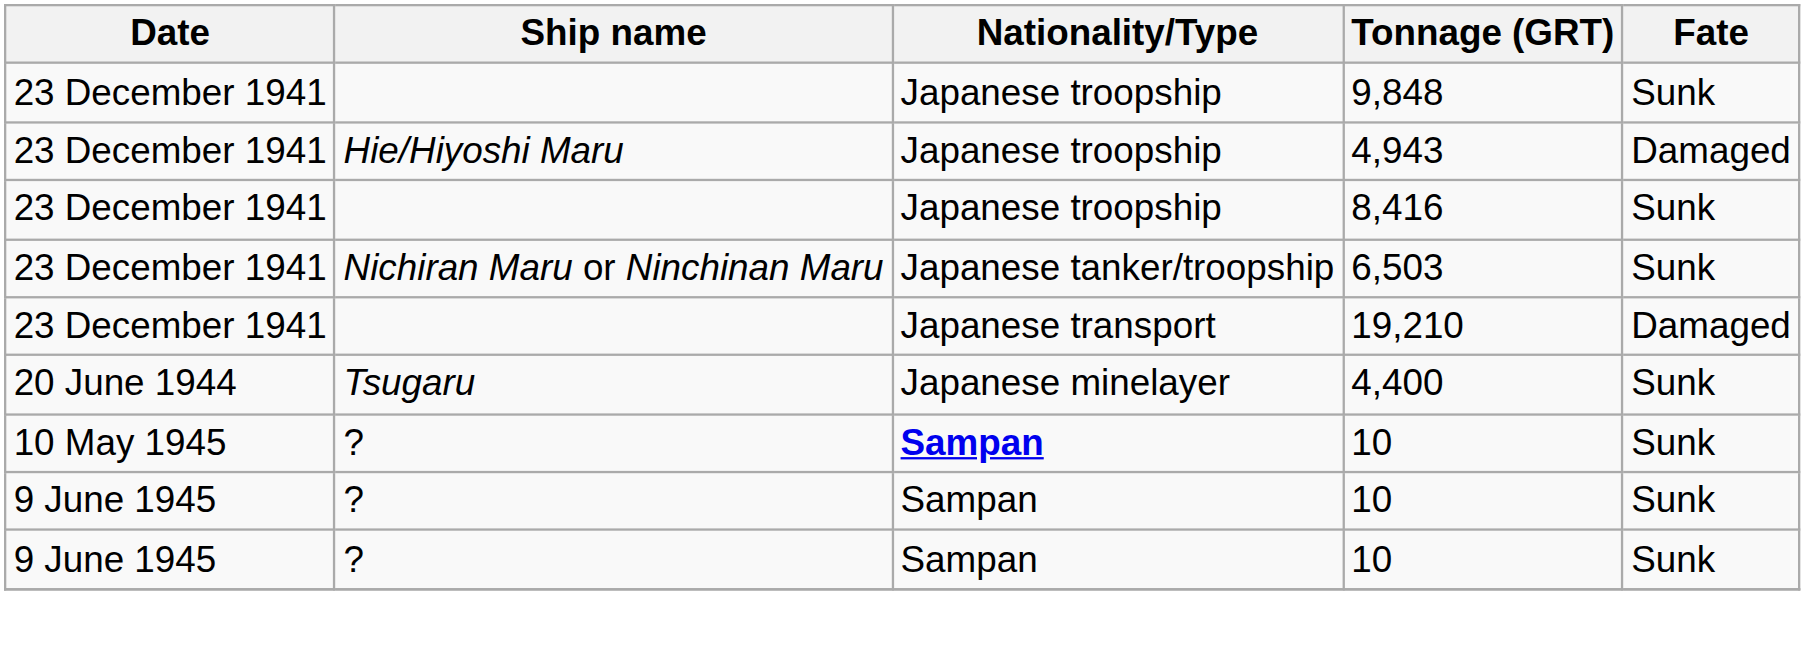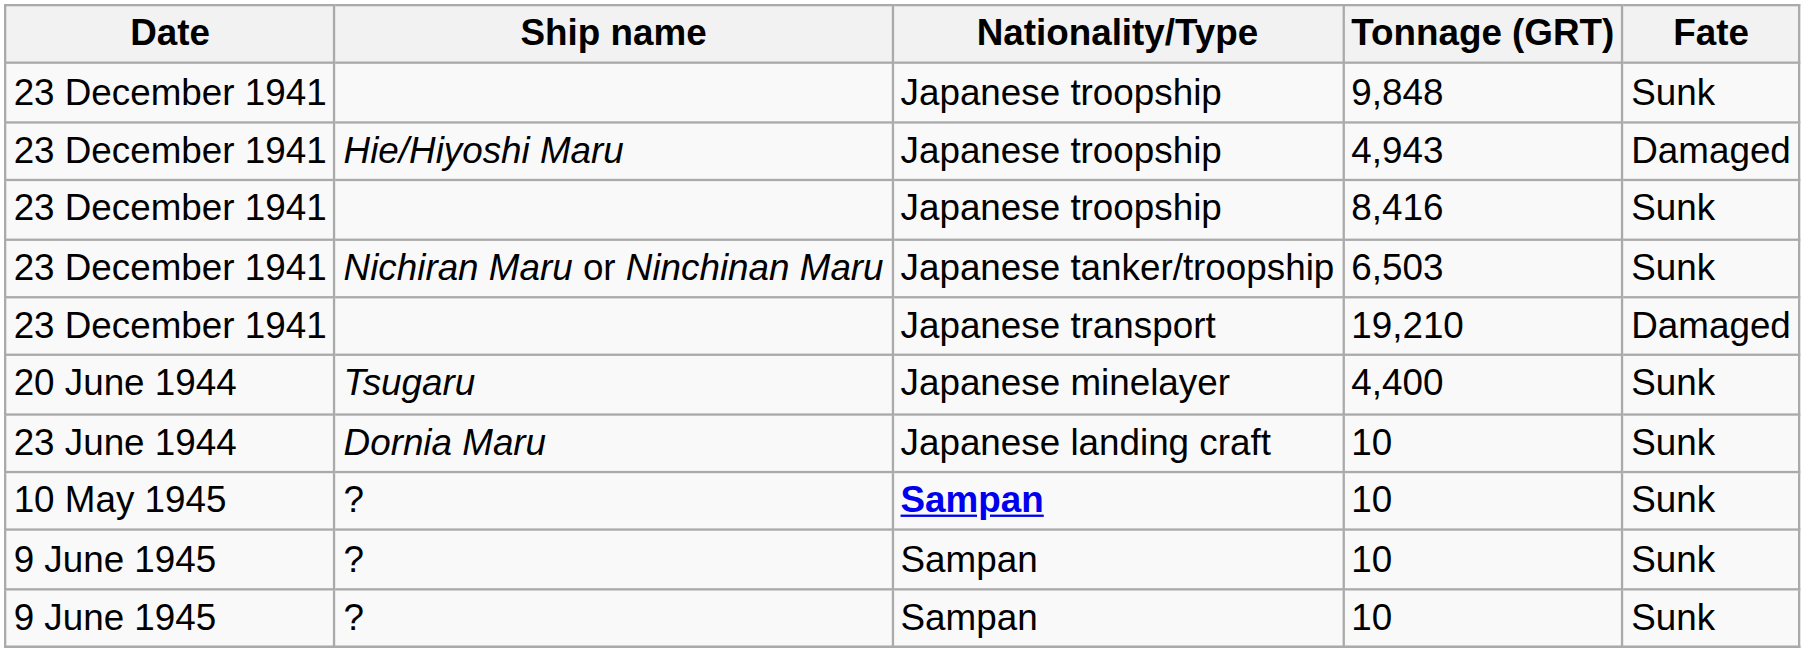+ row: (125, 442)
